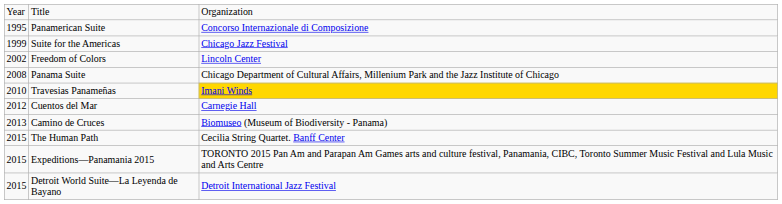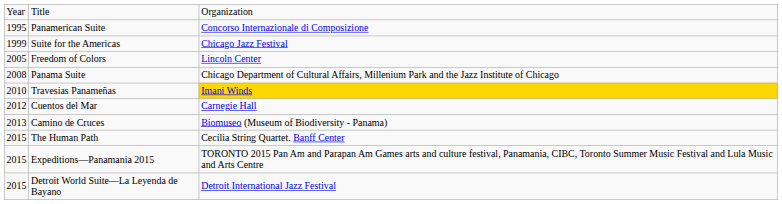(17, 59) 2002 -> (17, 59) 2005
